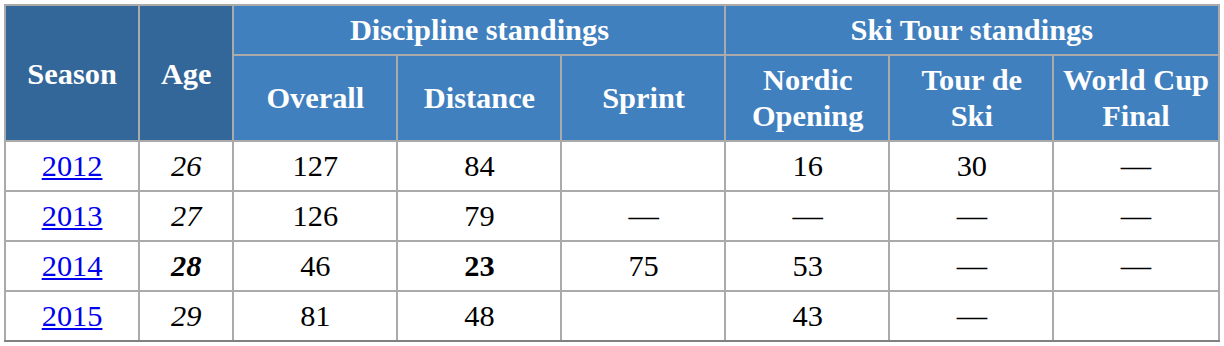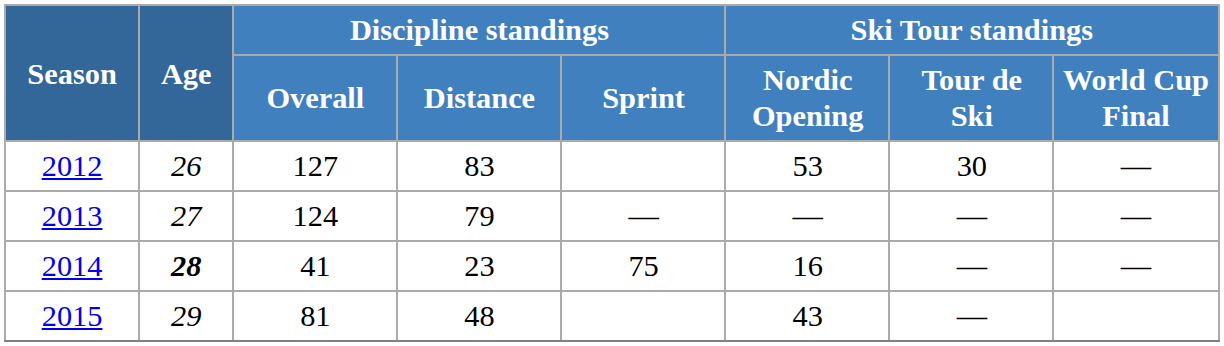(479, 166) 84 -> (479, 166) 83
(808, 166) 16 -> (808, 166) 53
(315, 216) 126 -> (315, 216) 124
(315, 266) 46 -> (315, 266) 41
(479, 266) bold -> (479, 266) normal
(808, 266) 53 -> (808, 266) 16
